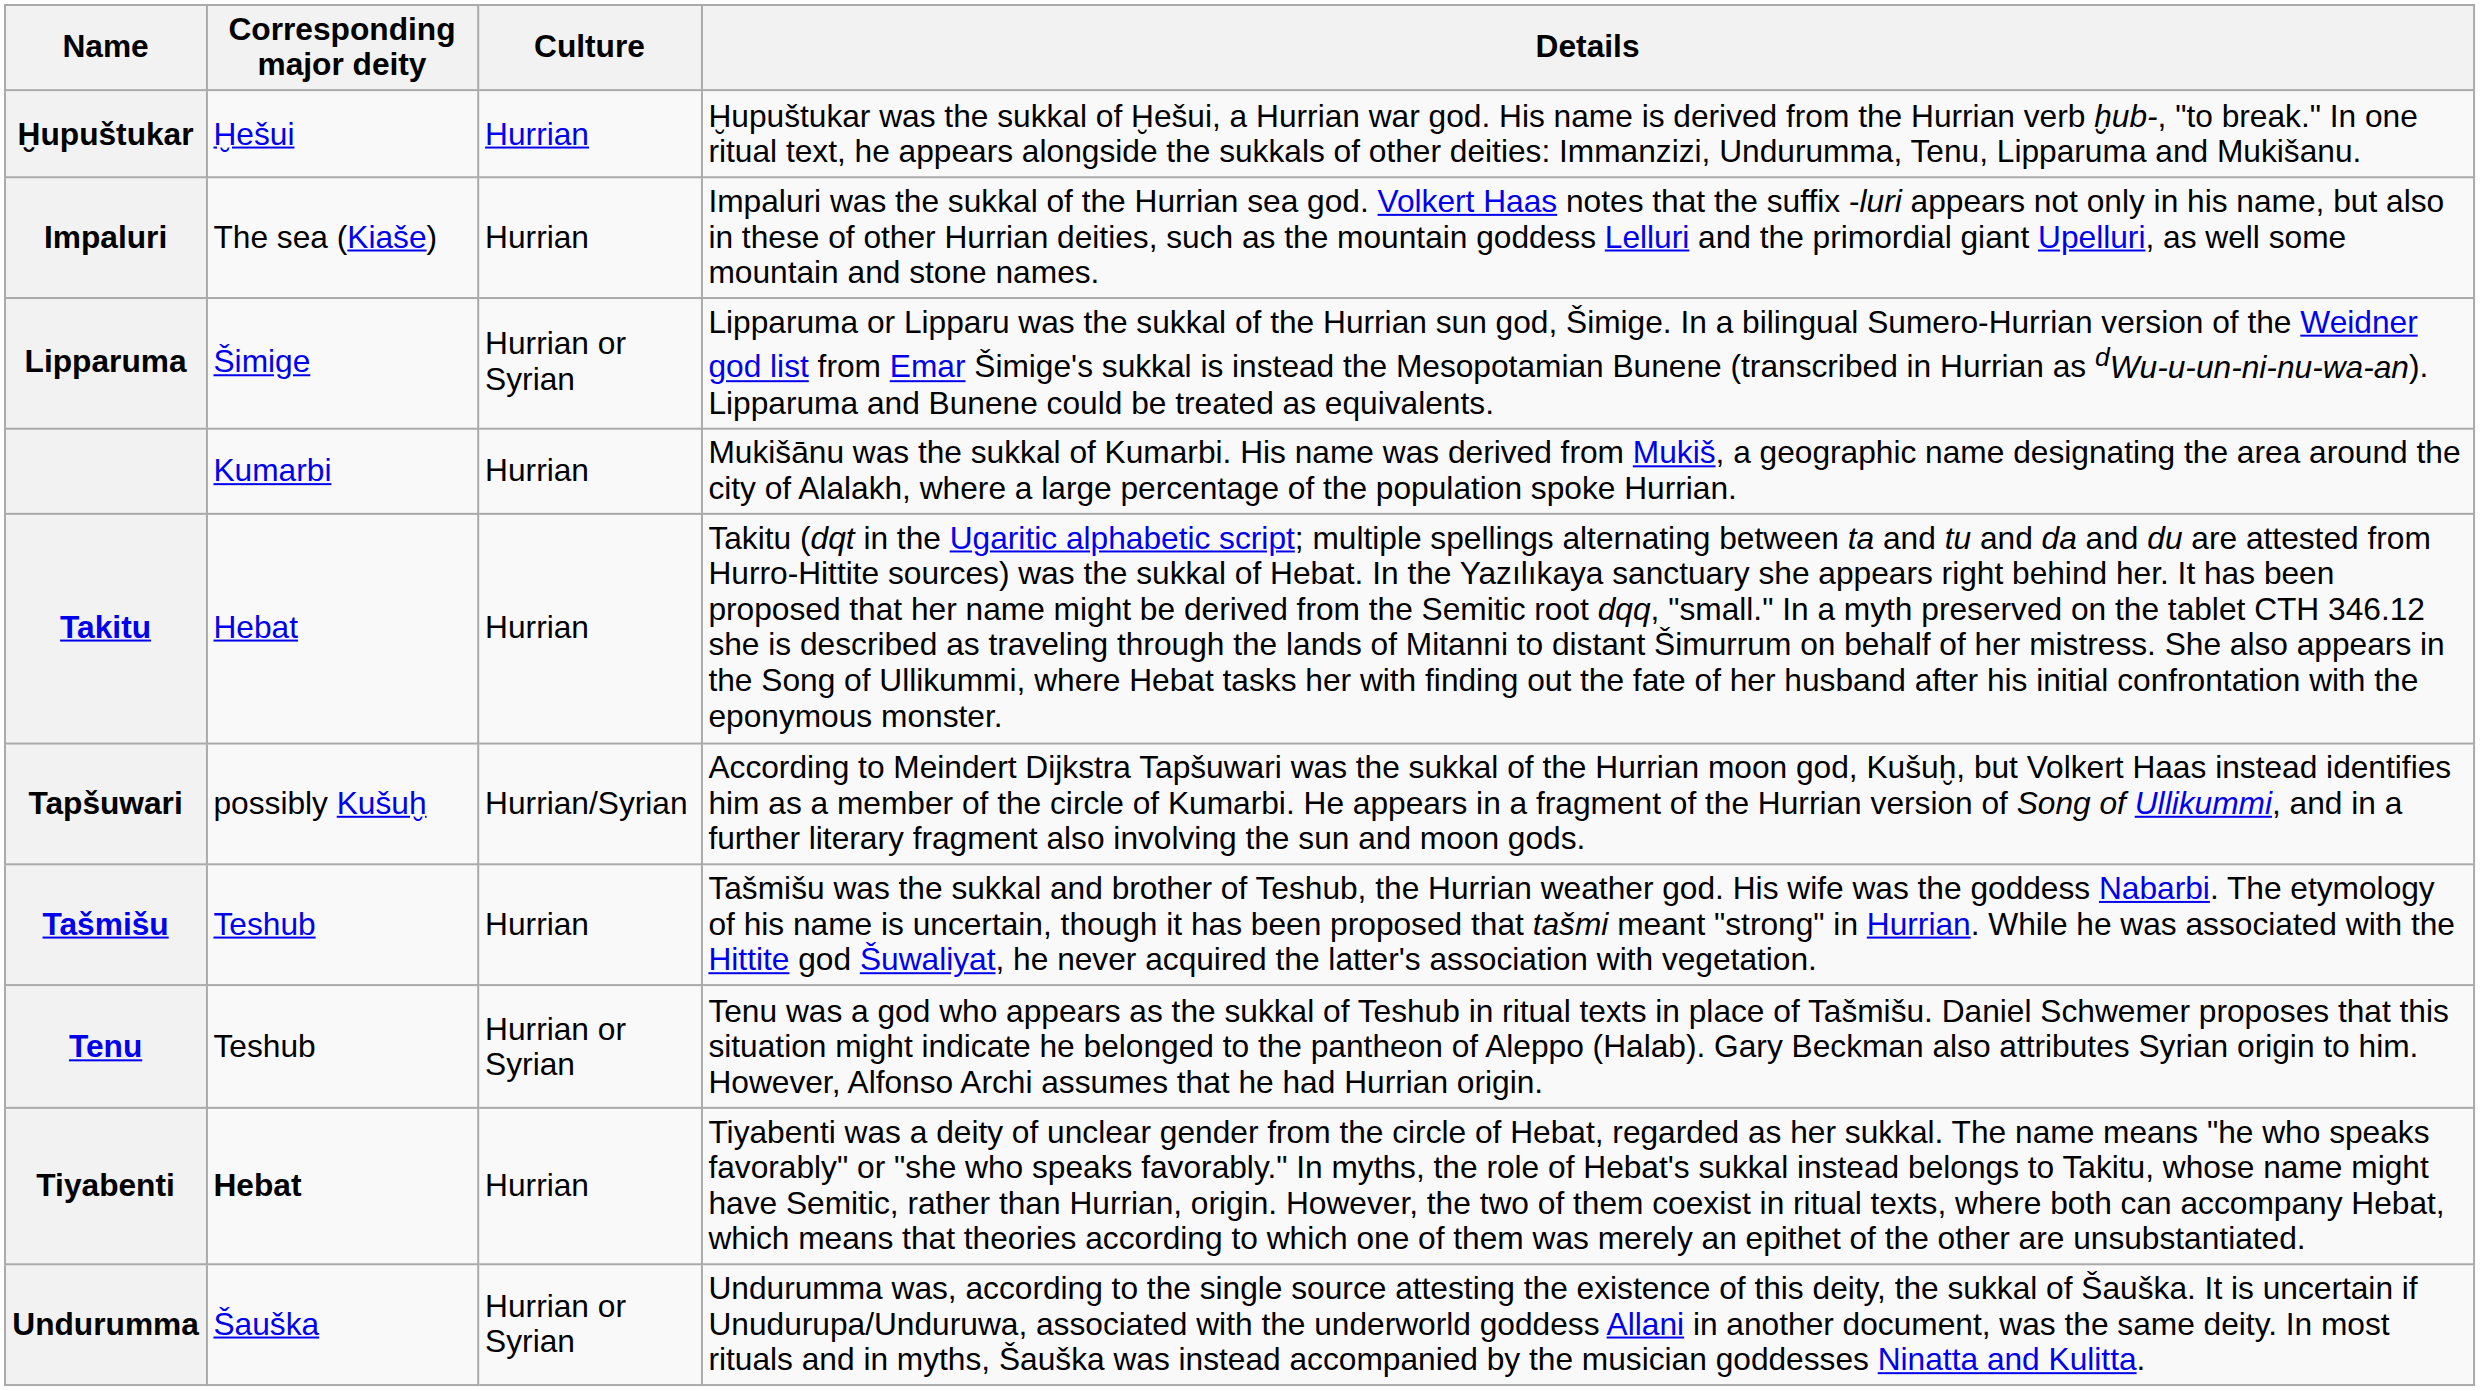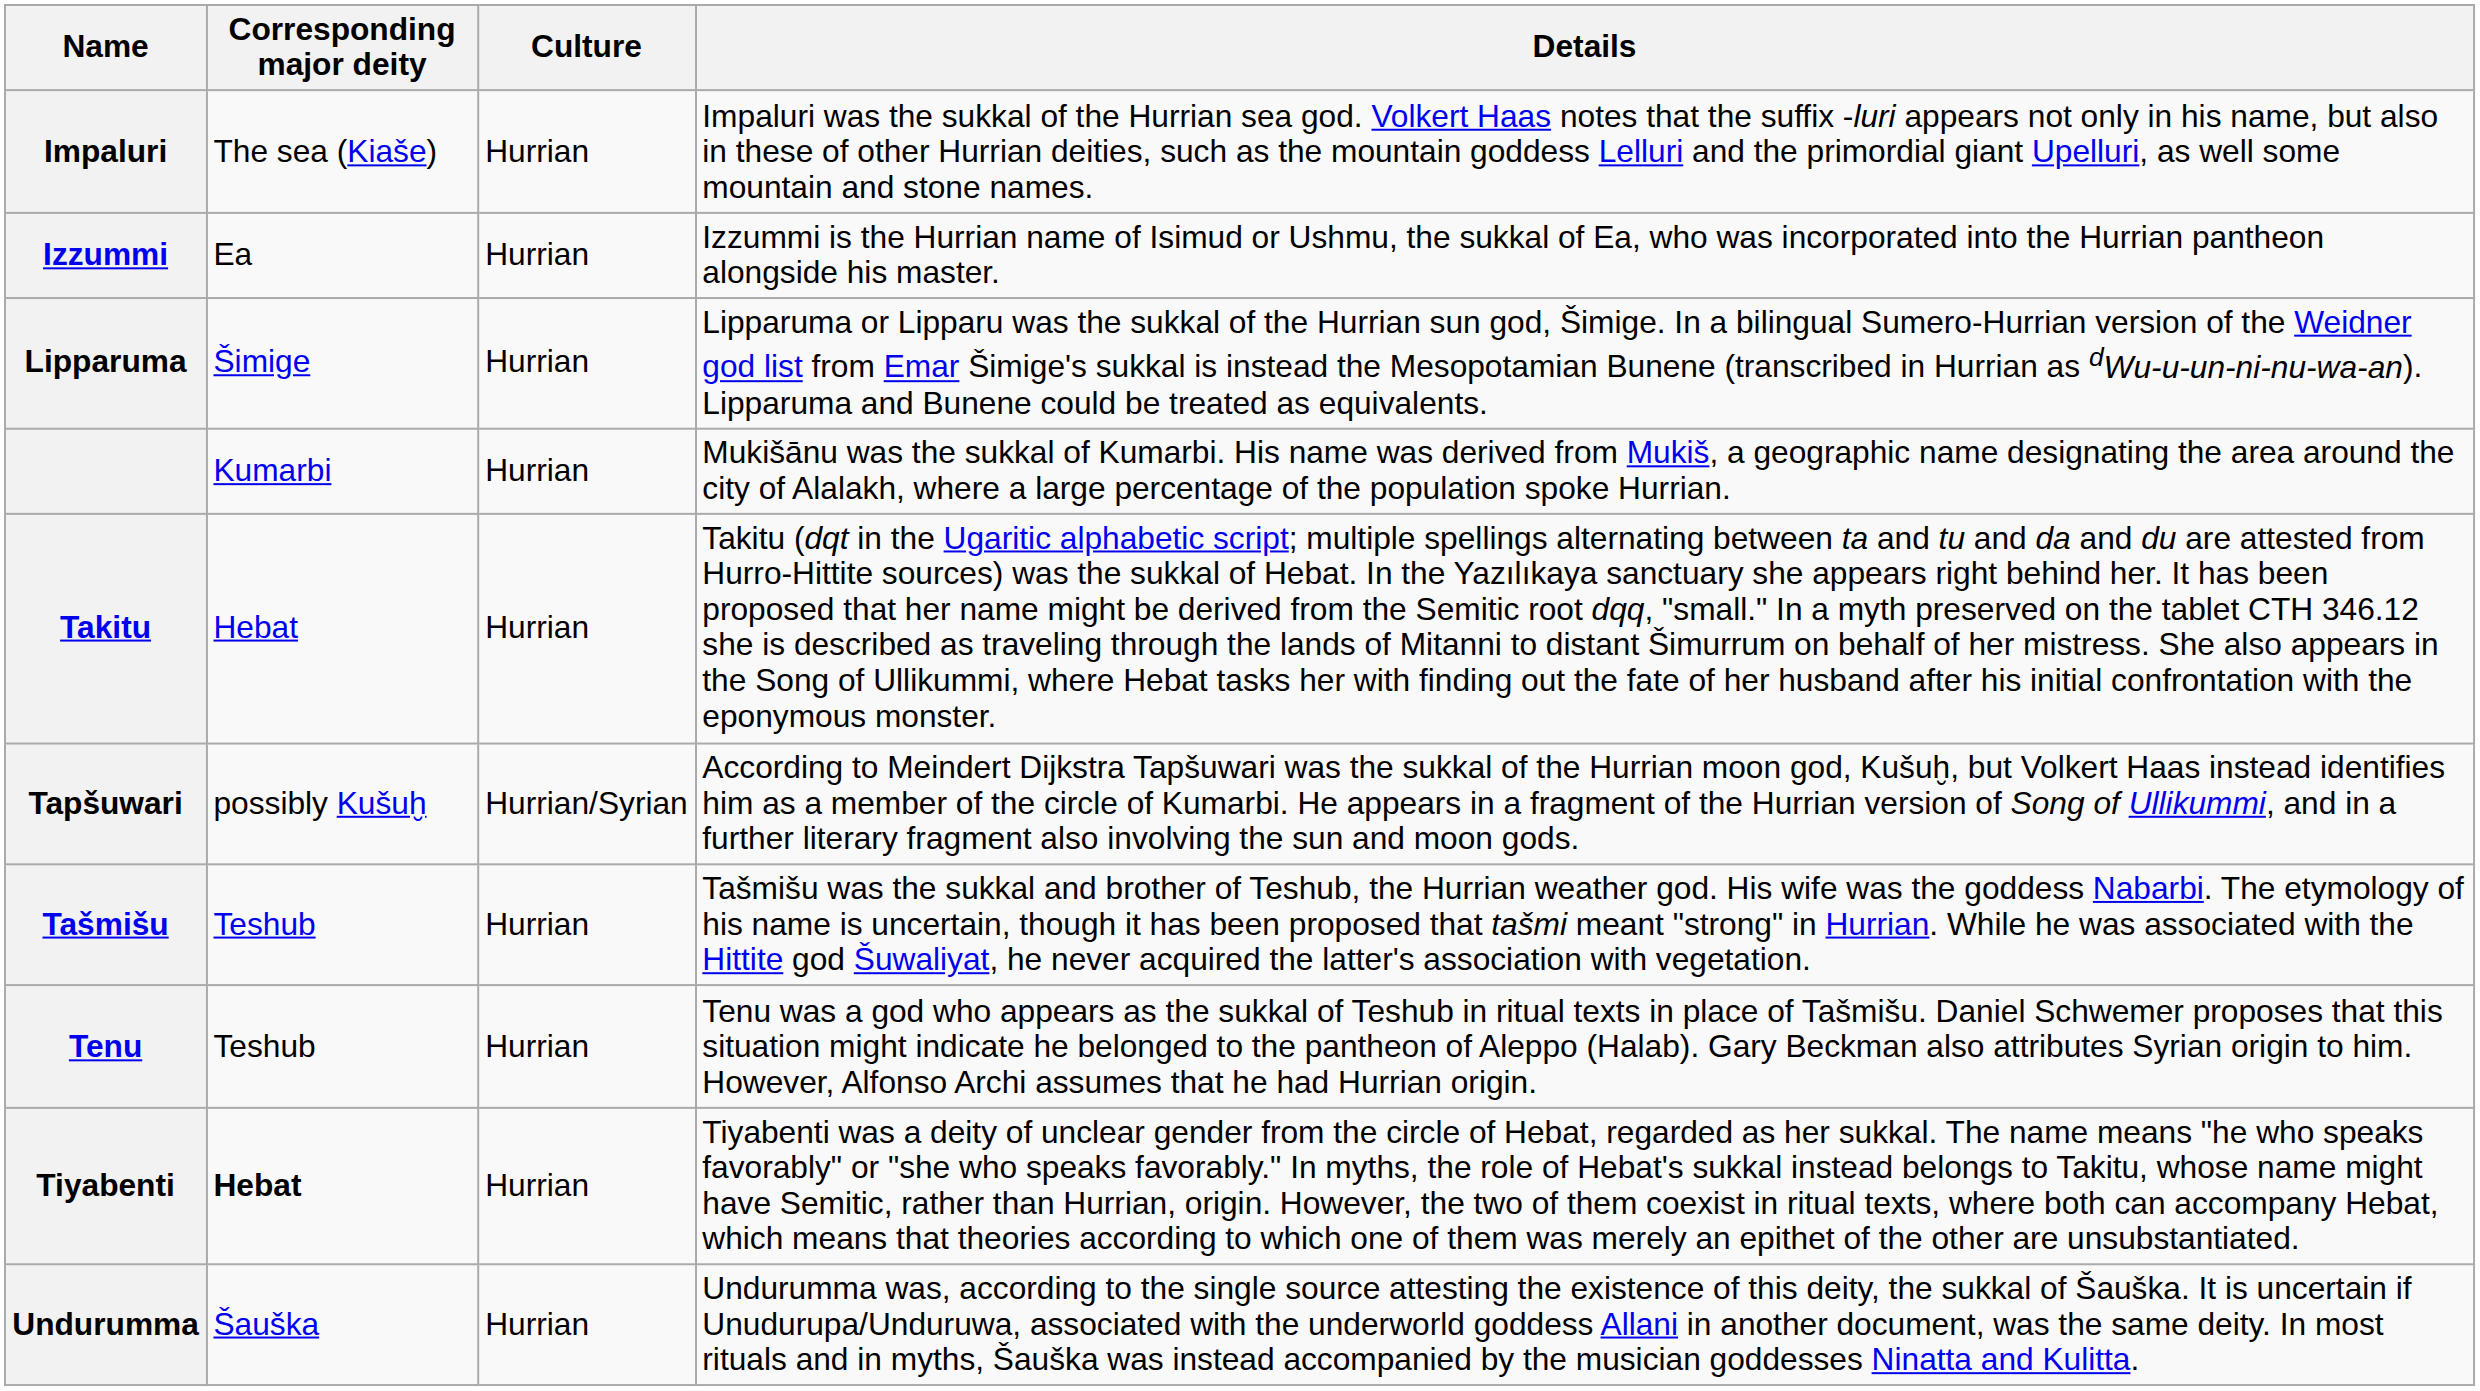- row: (106, 133)
+ row: (106, 254)
(556, 362) Hurrian or Syrian -> (537, 362) Hurrian
(556, 1046) Hurrian or Syrian -> (537, 1046) Hurrian
(556, 1324) Hurrian or Syrian -> (537, 1324) Hurrian
